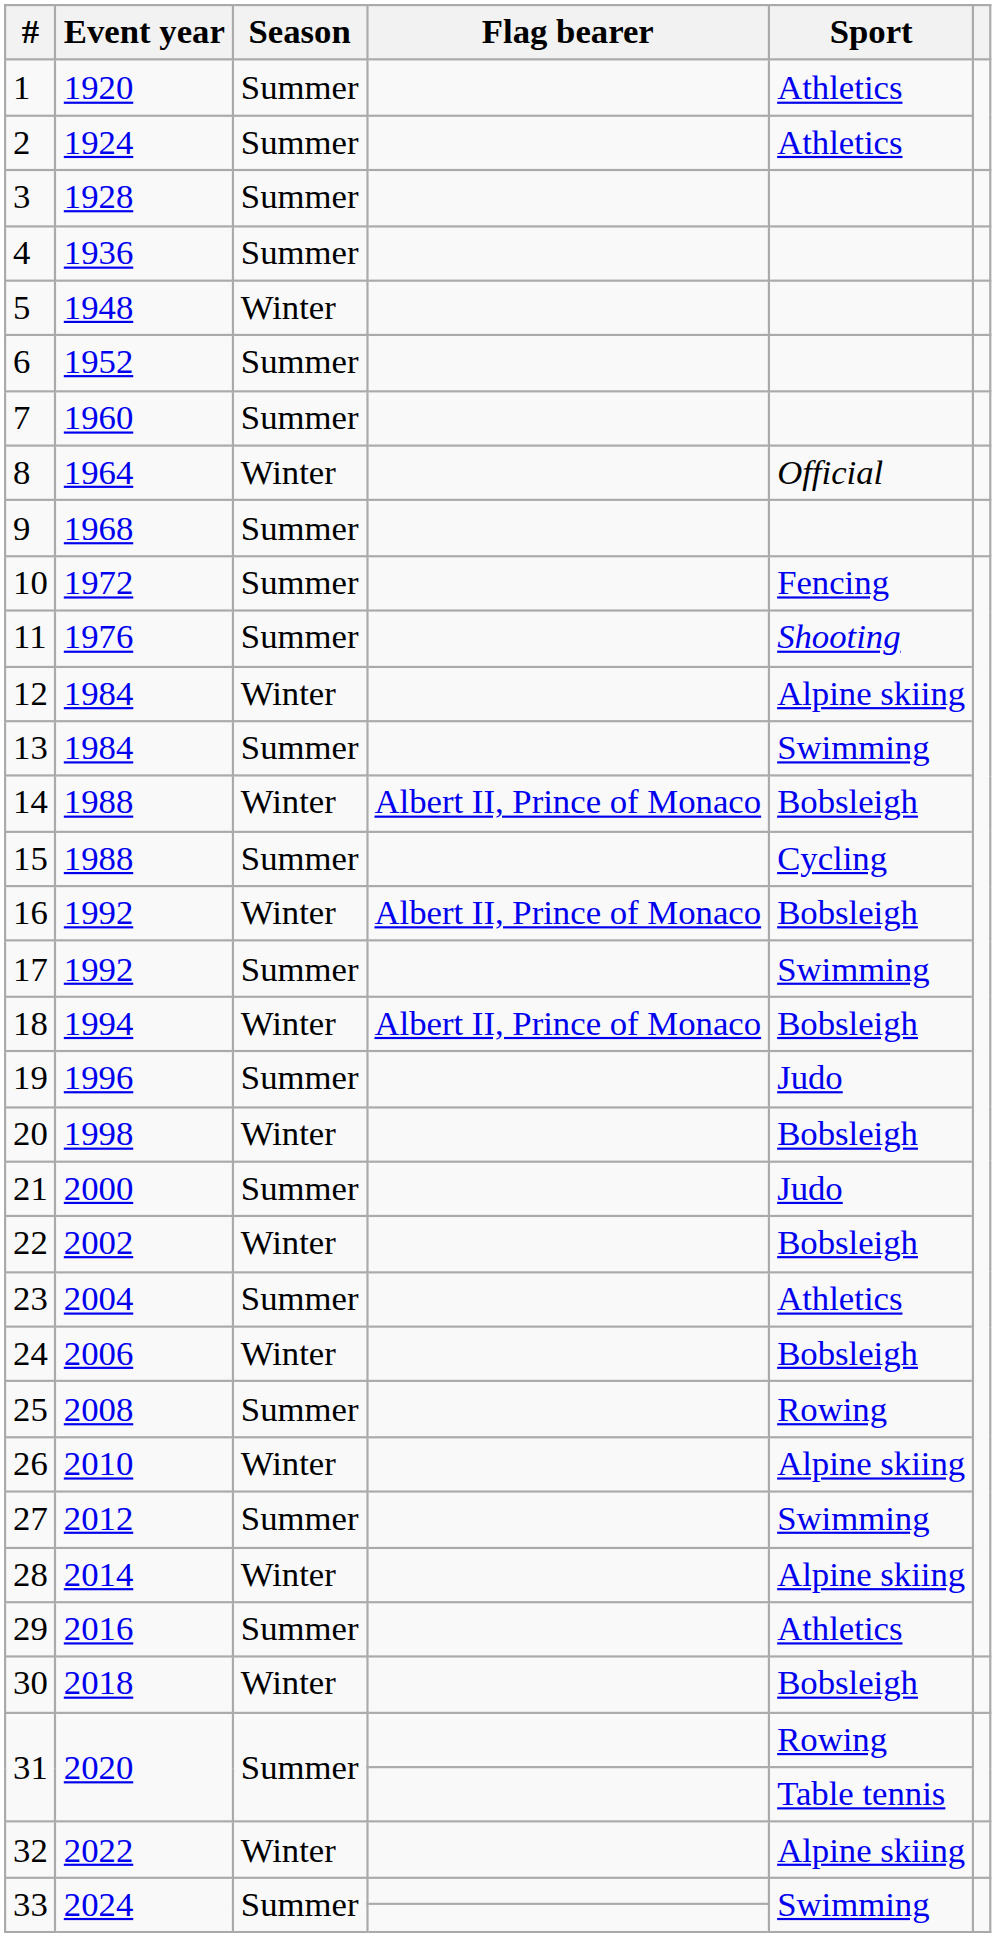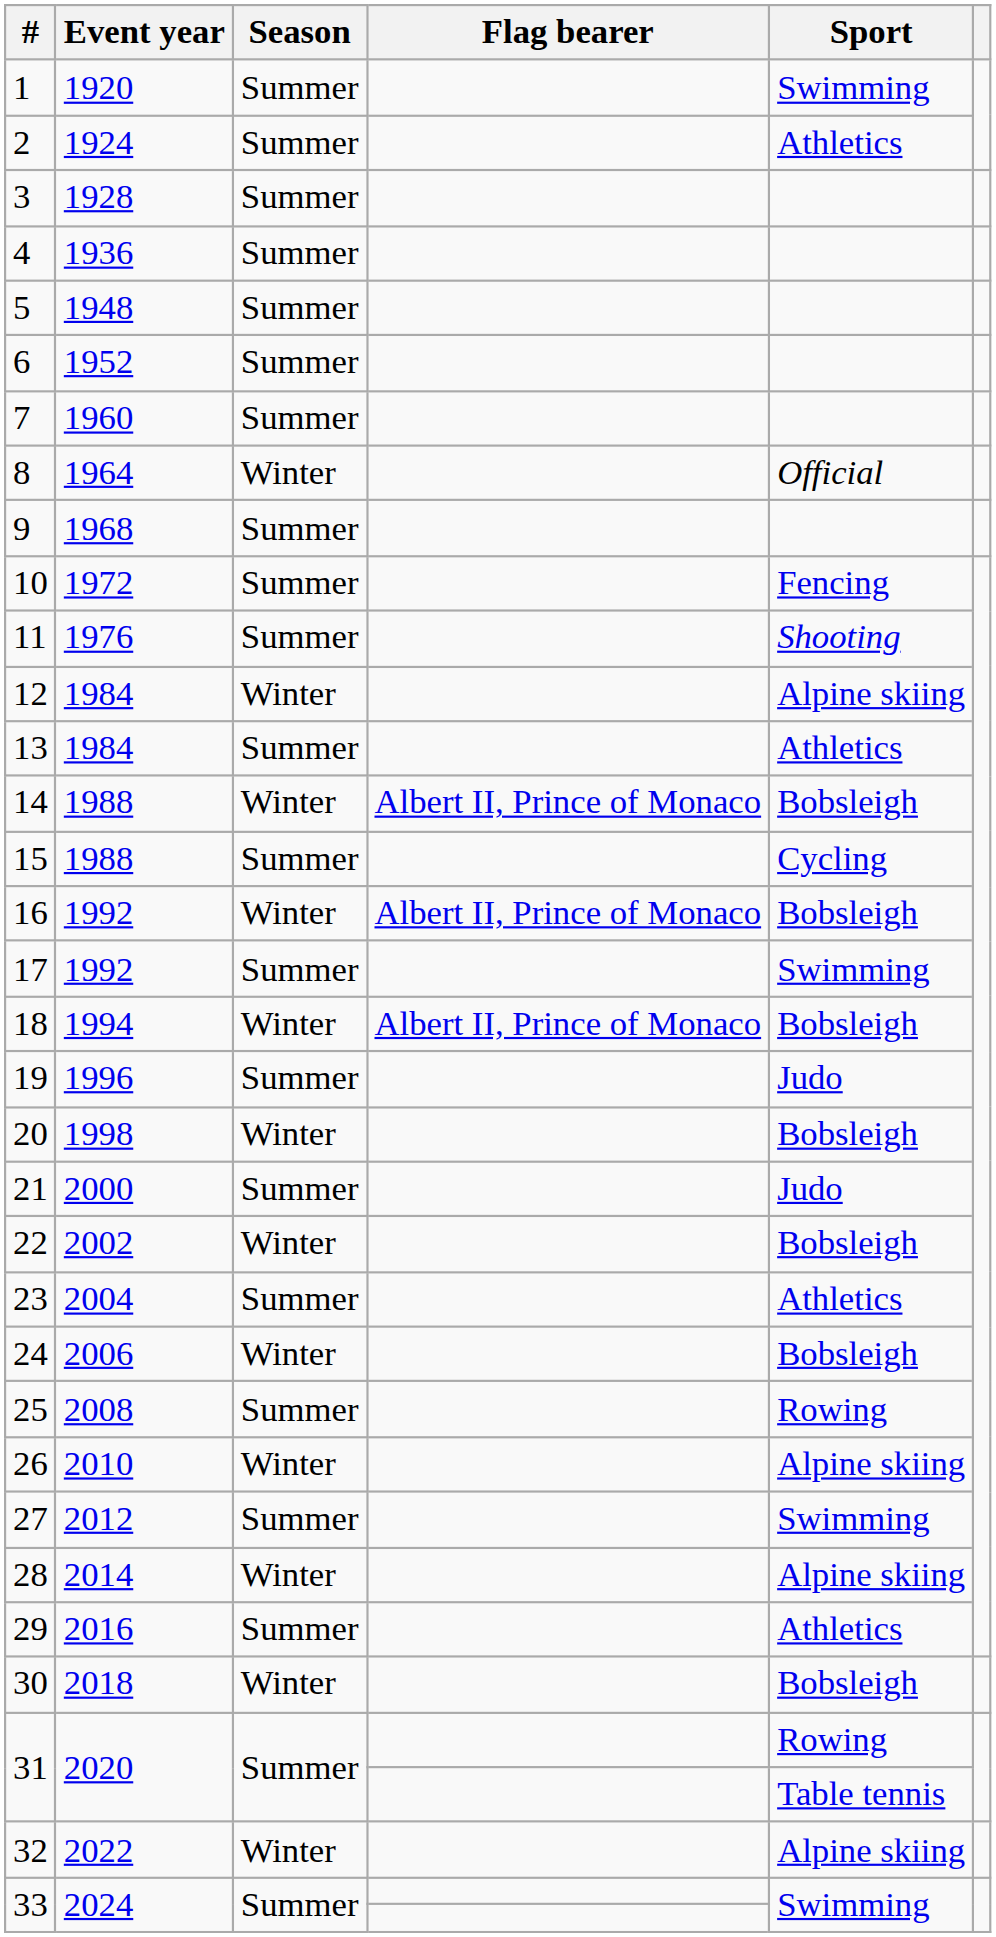(840, 87) Athletics -> (853, 87) Swimming
(288, 307) Winter -> (300, 307) Summer
(853, 747) Swimming -> (840, 747) Athletics
